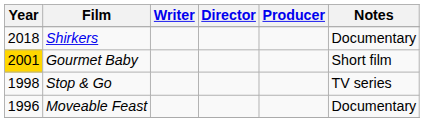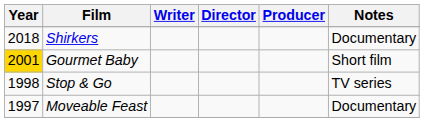(24, 106) 1996 -> (24, 106) 1997
